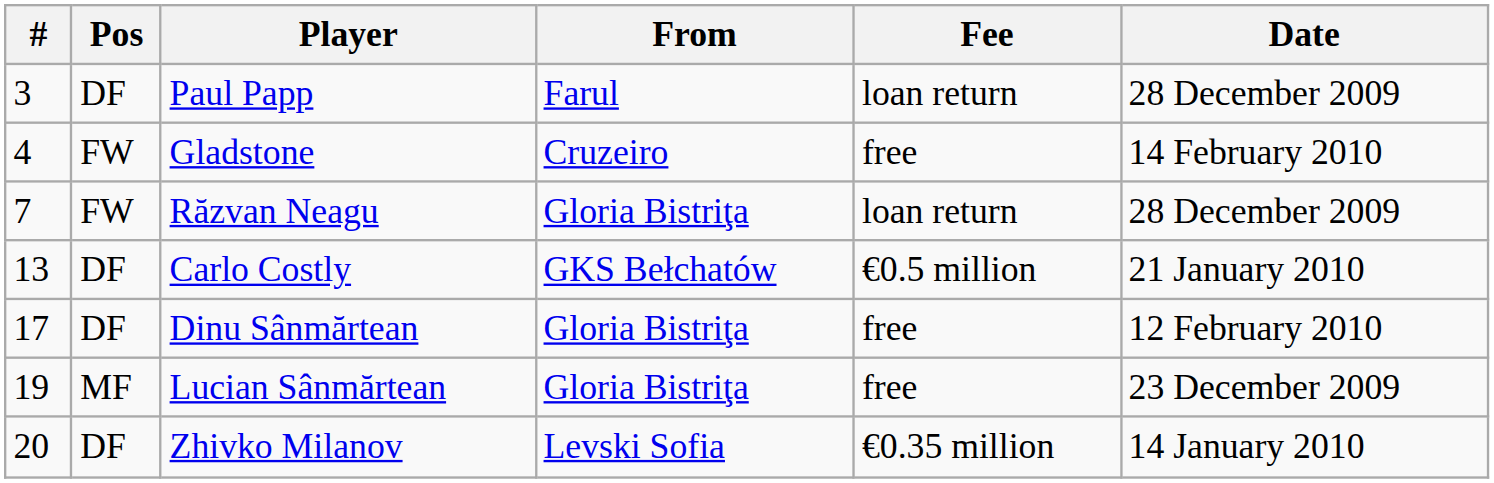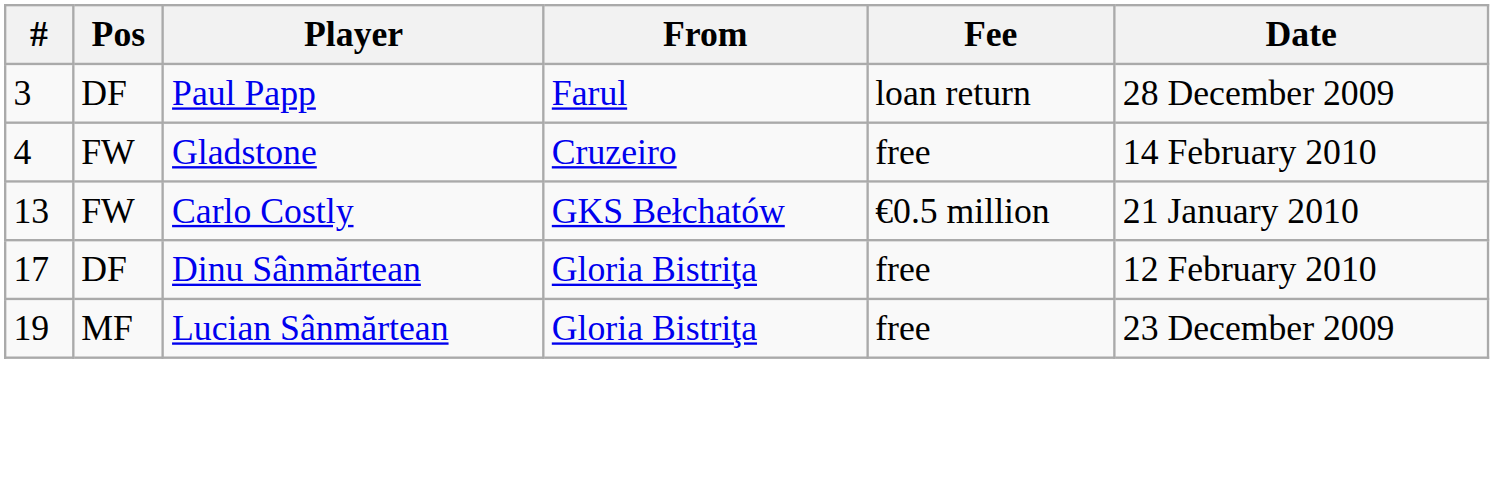- row: (274, 210)
(103, 269) DF -> (108, 210) FW
- row: (286, 446)
